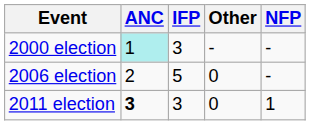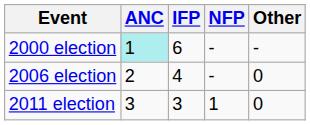columns swapped: (283, 18) <-> (233, 18)
(177, 47) 3 -> (177, 47) 6
(177, 76) 5 -> (177, 76) 4
(130, 104) bold -> (130, 104) normal
